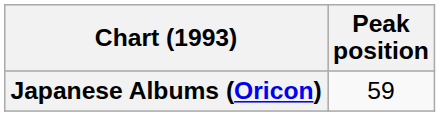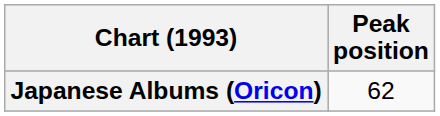(381, 90) 59 -> (381, 90) 62
